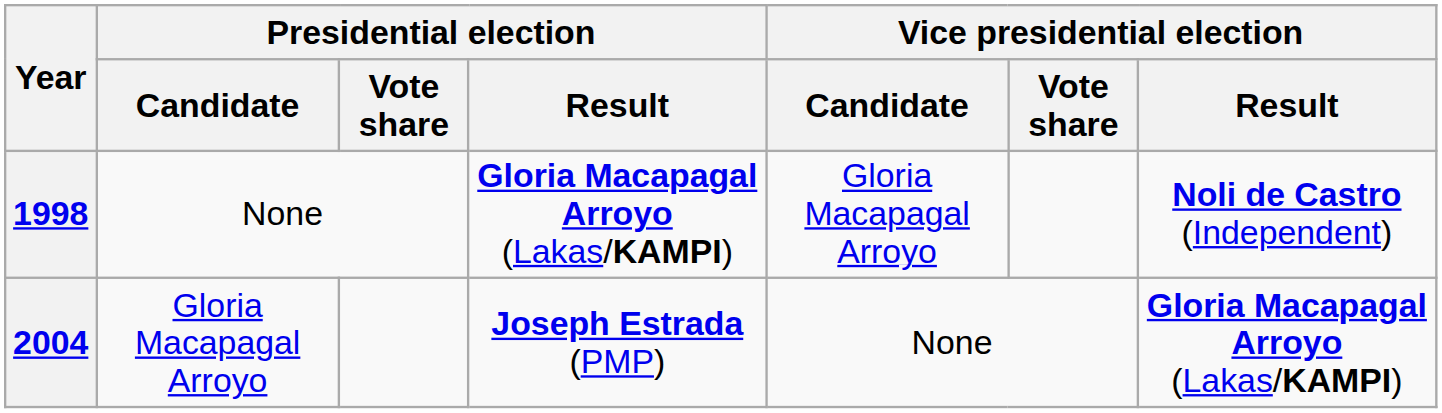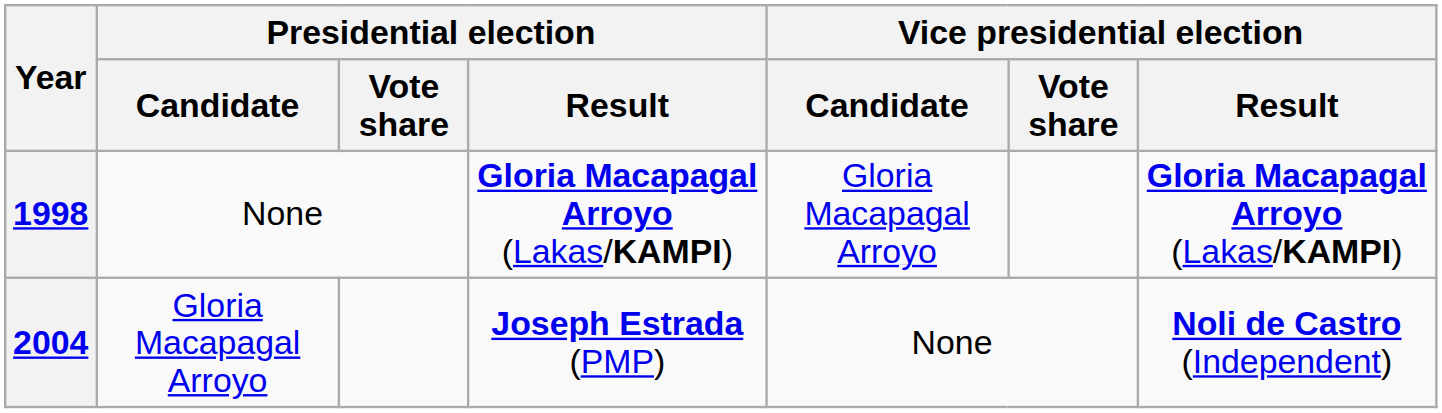(1287, 214) Noli de Castro (Independent) -> (1287, 214) Gloria Macapagal Arroyo (Lakas/KAMPI)
(1287, 343) Gloria Macapagal Arroyo (Lakas/KAMPI) -> (1287, 343) Noli de Castro (Independent)
